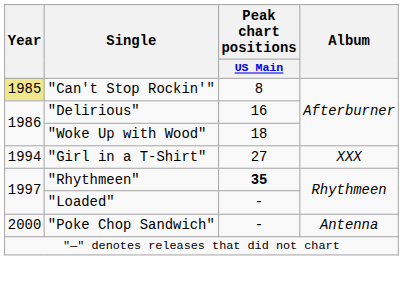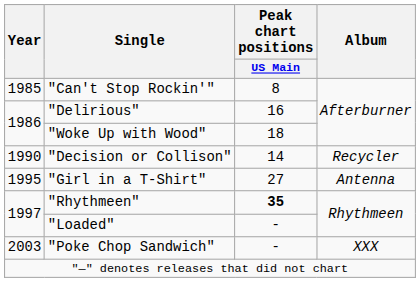(25, 89) khaki background -> (25, 89) no background
+ row: (140, 157)
(25, 157) 1994 -> (25, 180) 1995
(349, 157) XXX -> (366, 180) Antenna
(25, 225) 2000 -> (25, 248) 2003
(349, 225) Antenna -> (366, 248) XXX
